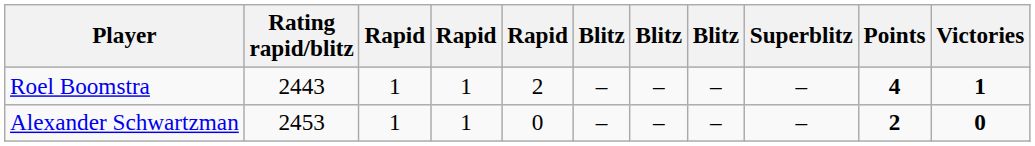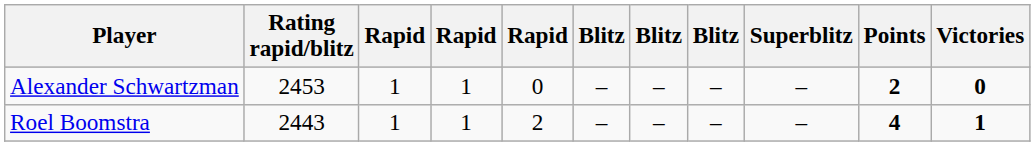rows swapped: (80, 85) <-> (124, 122)
